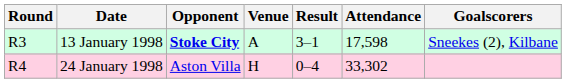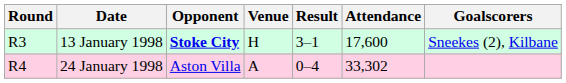(253, 41) A -> (253, 41) H
(366, 41) 17,598 -> (366, 41) 17,600
(253, 66) H -> (253, 66) A
